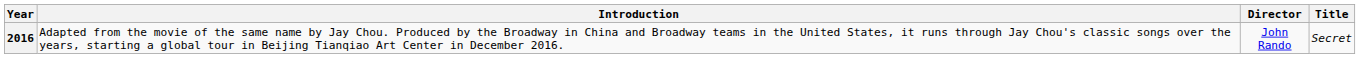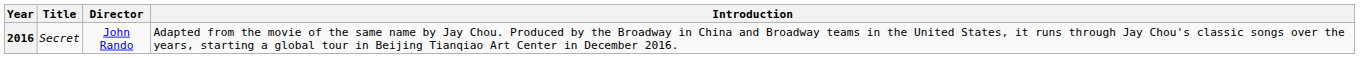columns swapped: (1332, 14) <-> (639, 14)
